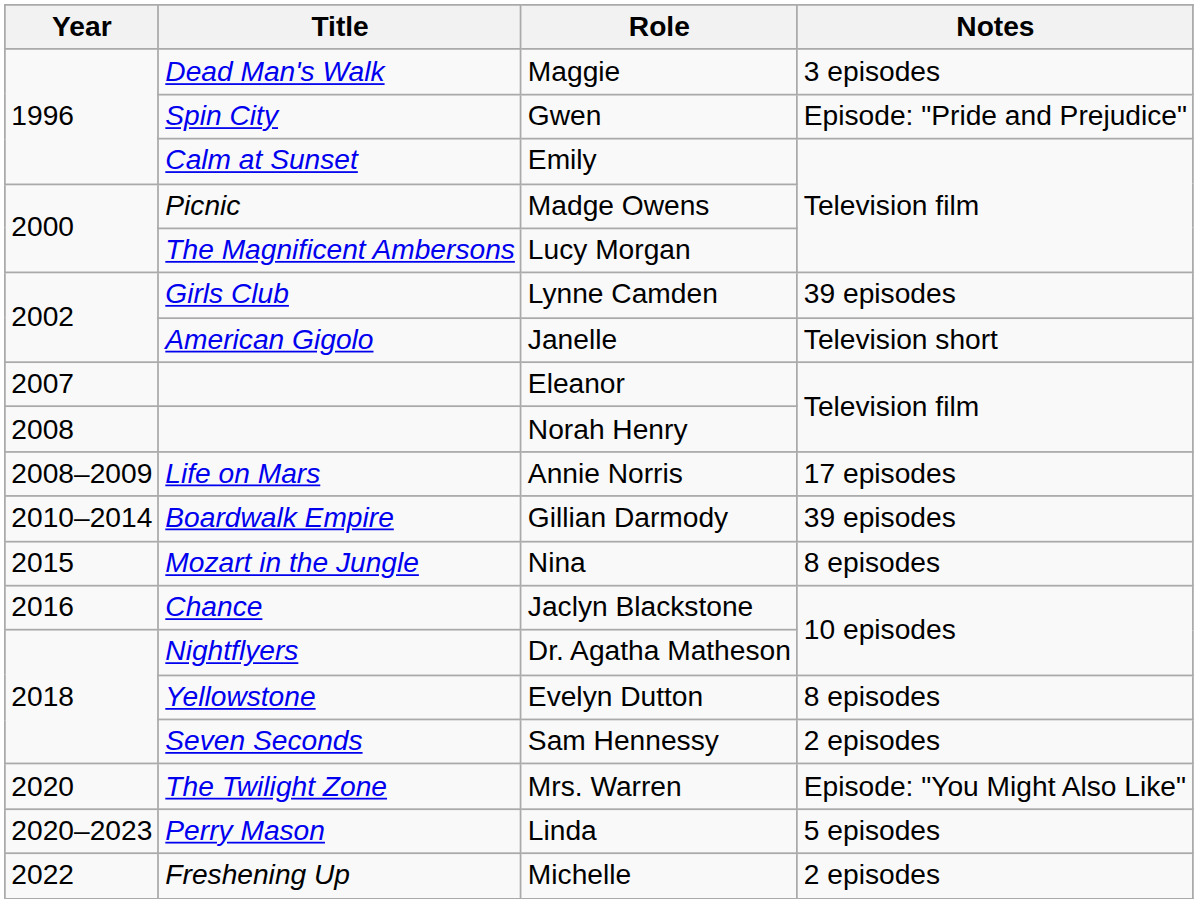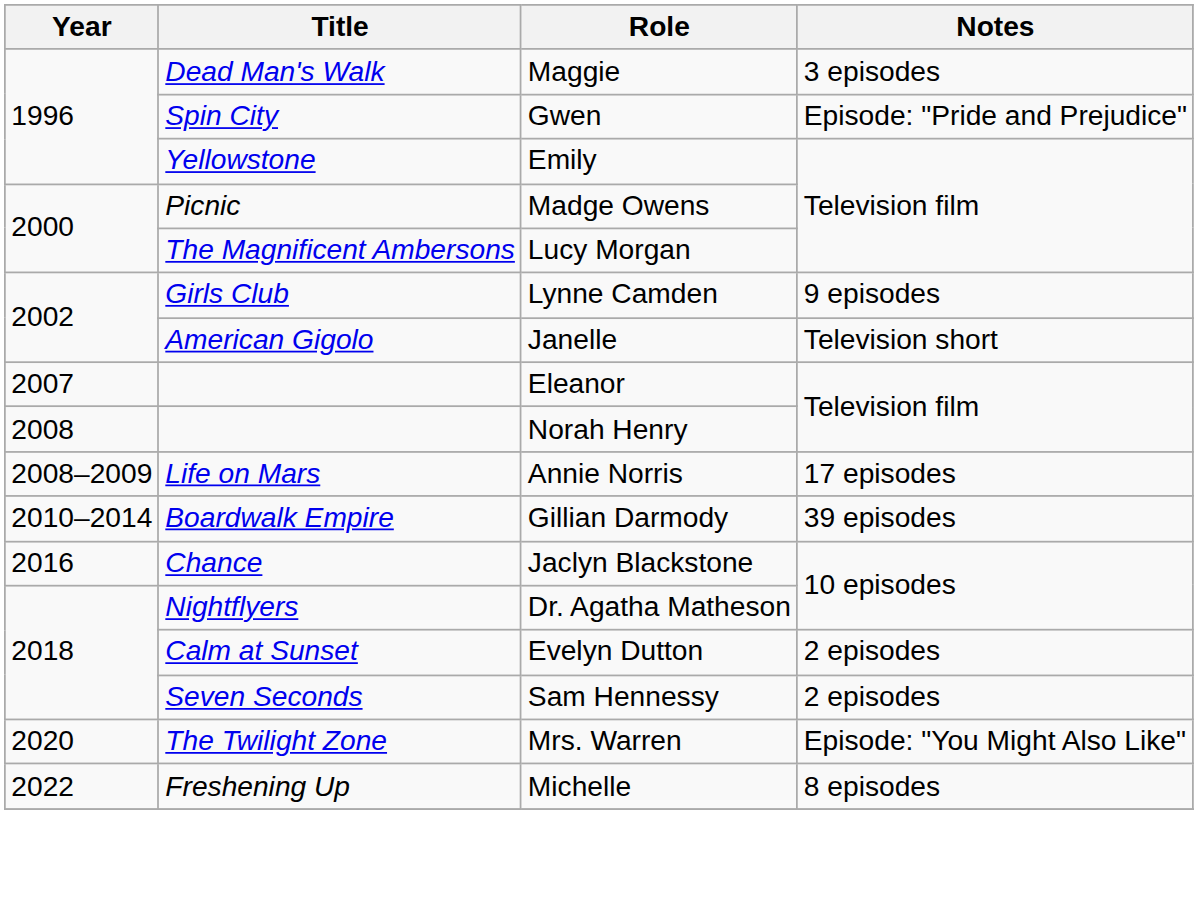(262, 160) Calm at Sunset -> (240, 160) Yellowstone
(880, 294) 39 episodes -> (872, 294) 9 episodes
- row: (557, 562)
(240, 696) Yellowstone -> (262, 652) Calm at Sunset
(872, 696) 8 episodes -> (872, 652) 2 episodes
- row: (562, 830)
(872, 875) 2 episodes -> (872, 786) 8 episodes
